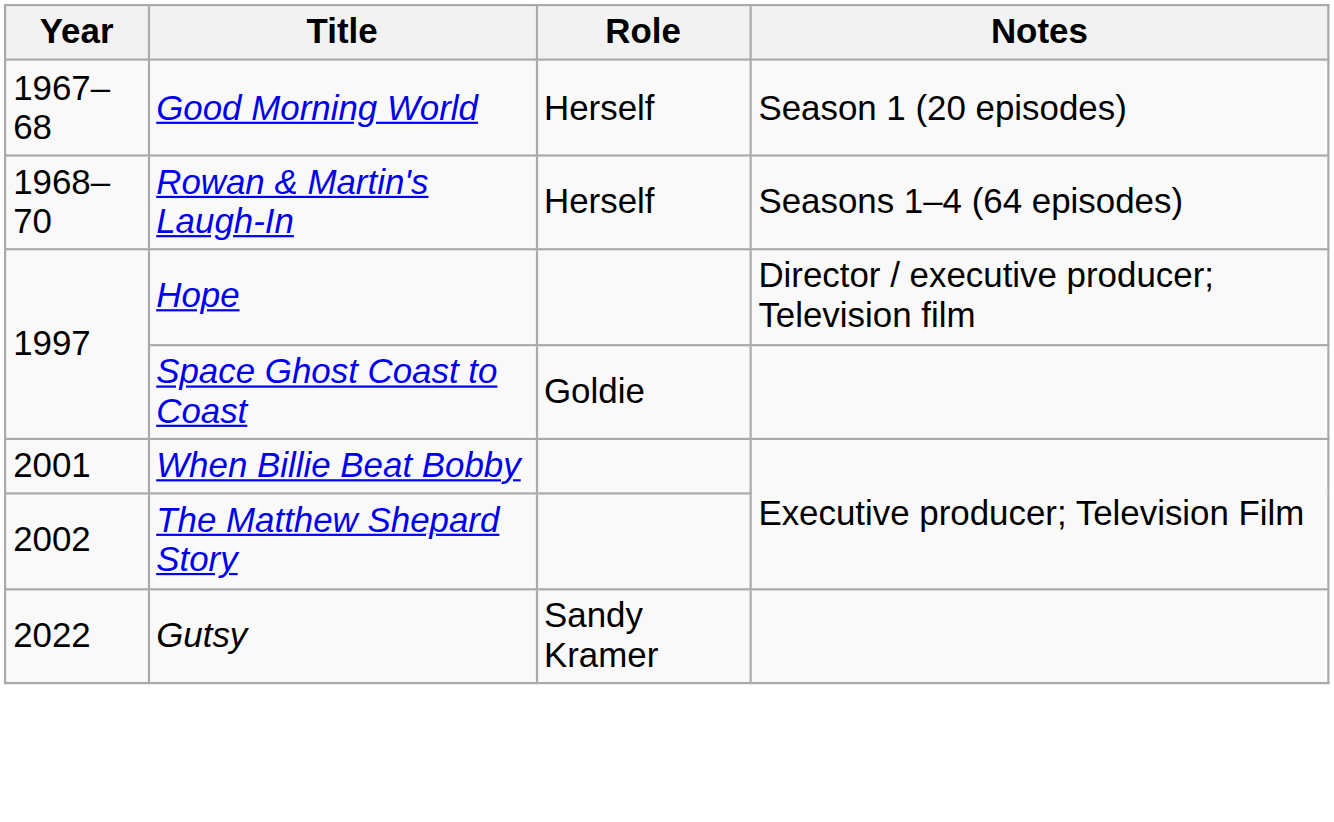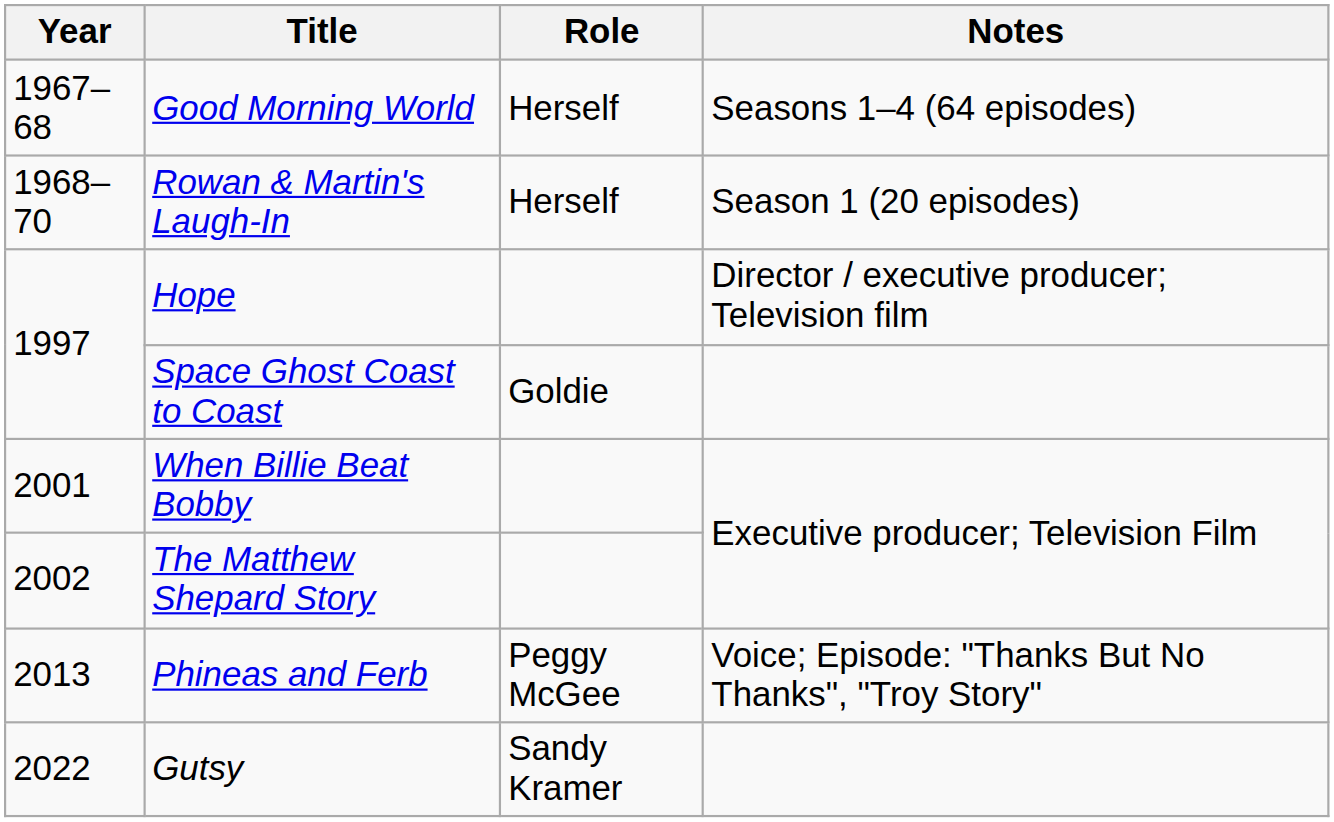(943, 107) Season 1 (20 episodes) -> (924, 107) Seasons 1–4 (64 episodes)
(971, 201) Seasons 1–4 (64 episodes) -> (896, 201) Season 1 (20 episodes)
+ row: (290, 674)
